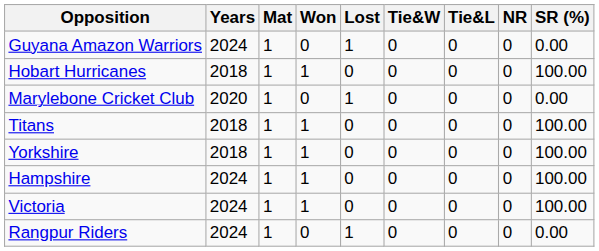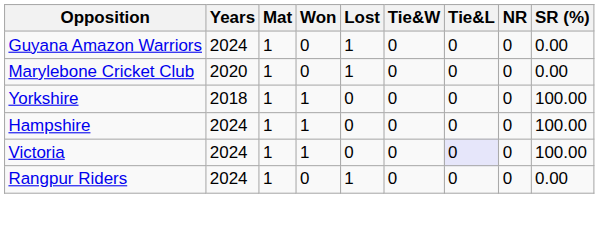- row: (77, 71)
- row: (31, 125)
(453, 206) no background -> (453, 152) lavender background
